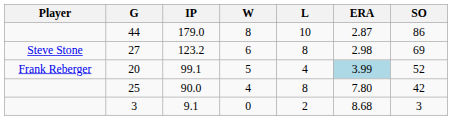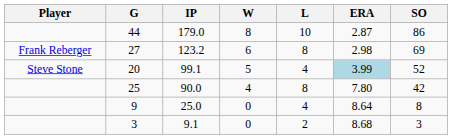(55, 50) Steve Stone -> (55, 50) Frank Reberger
(55, 69) Frank Reberger -> (55, 69) Steve Stone
+ row: (134, 106)
